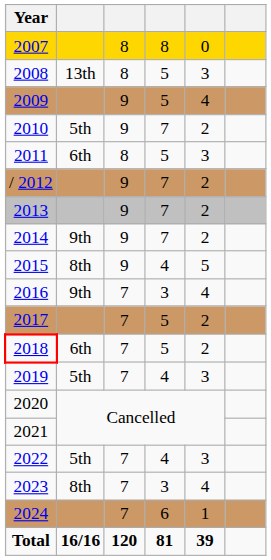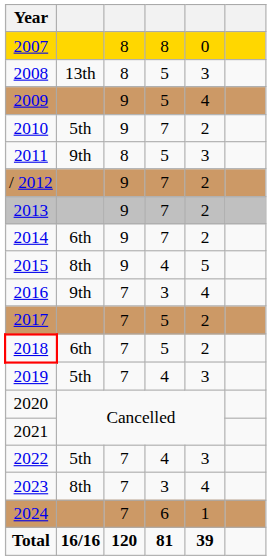(80, 155) 6th -> (80, 155) 9th
(80, 237) 9th -> (80, 237) 6th
